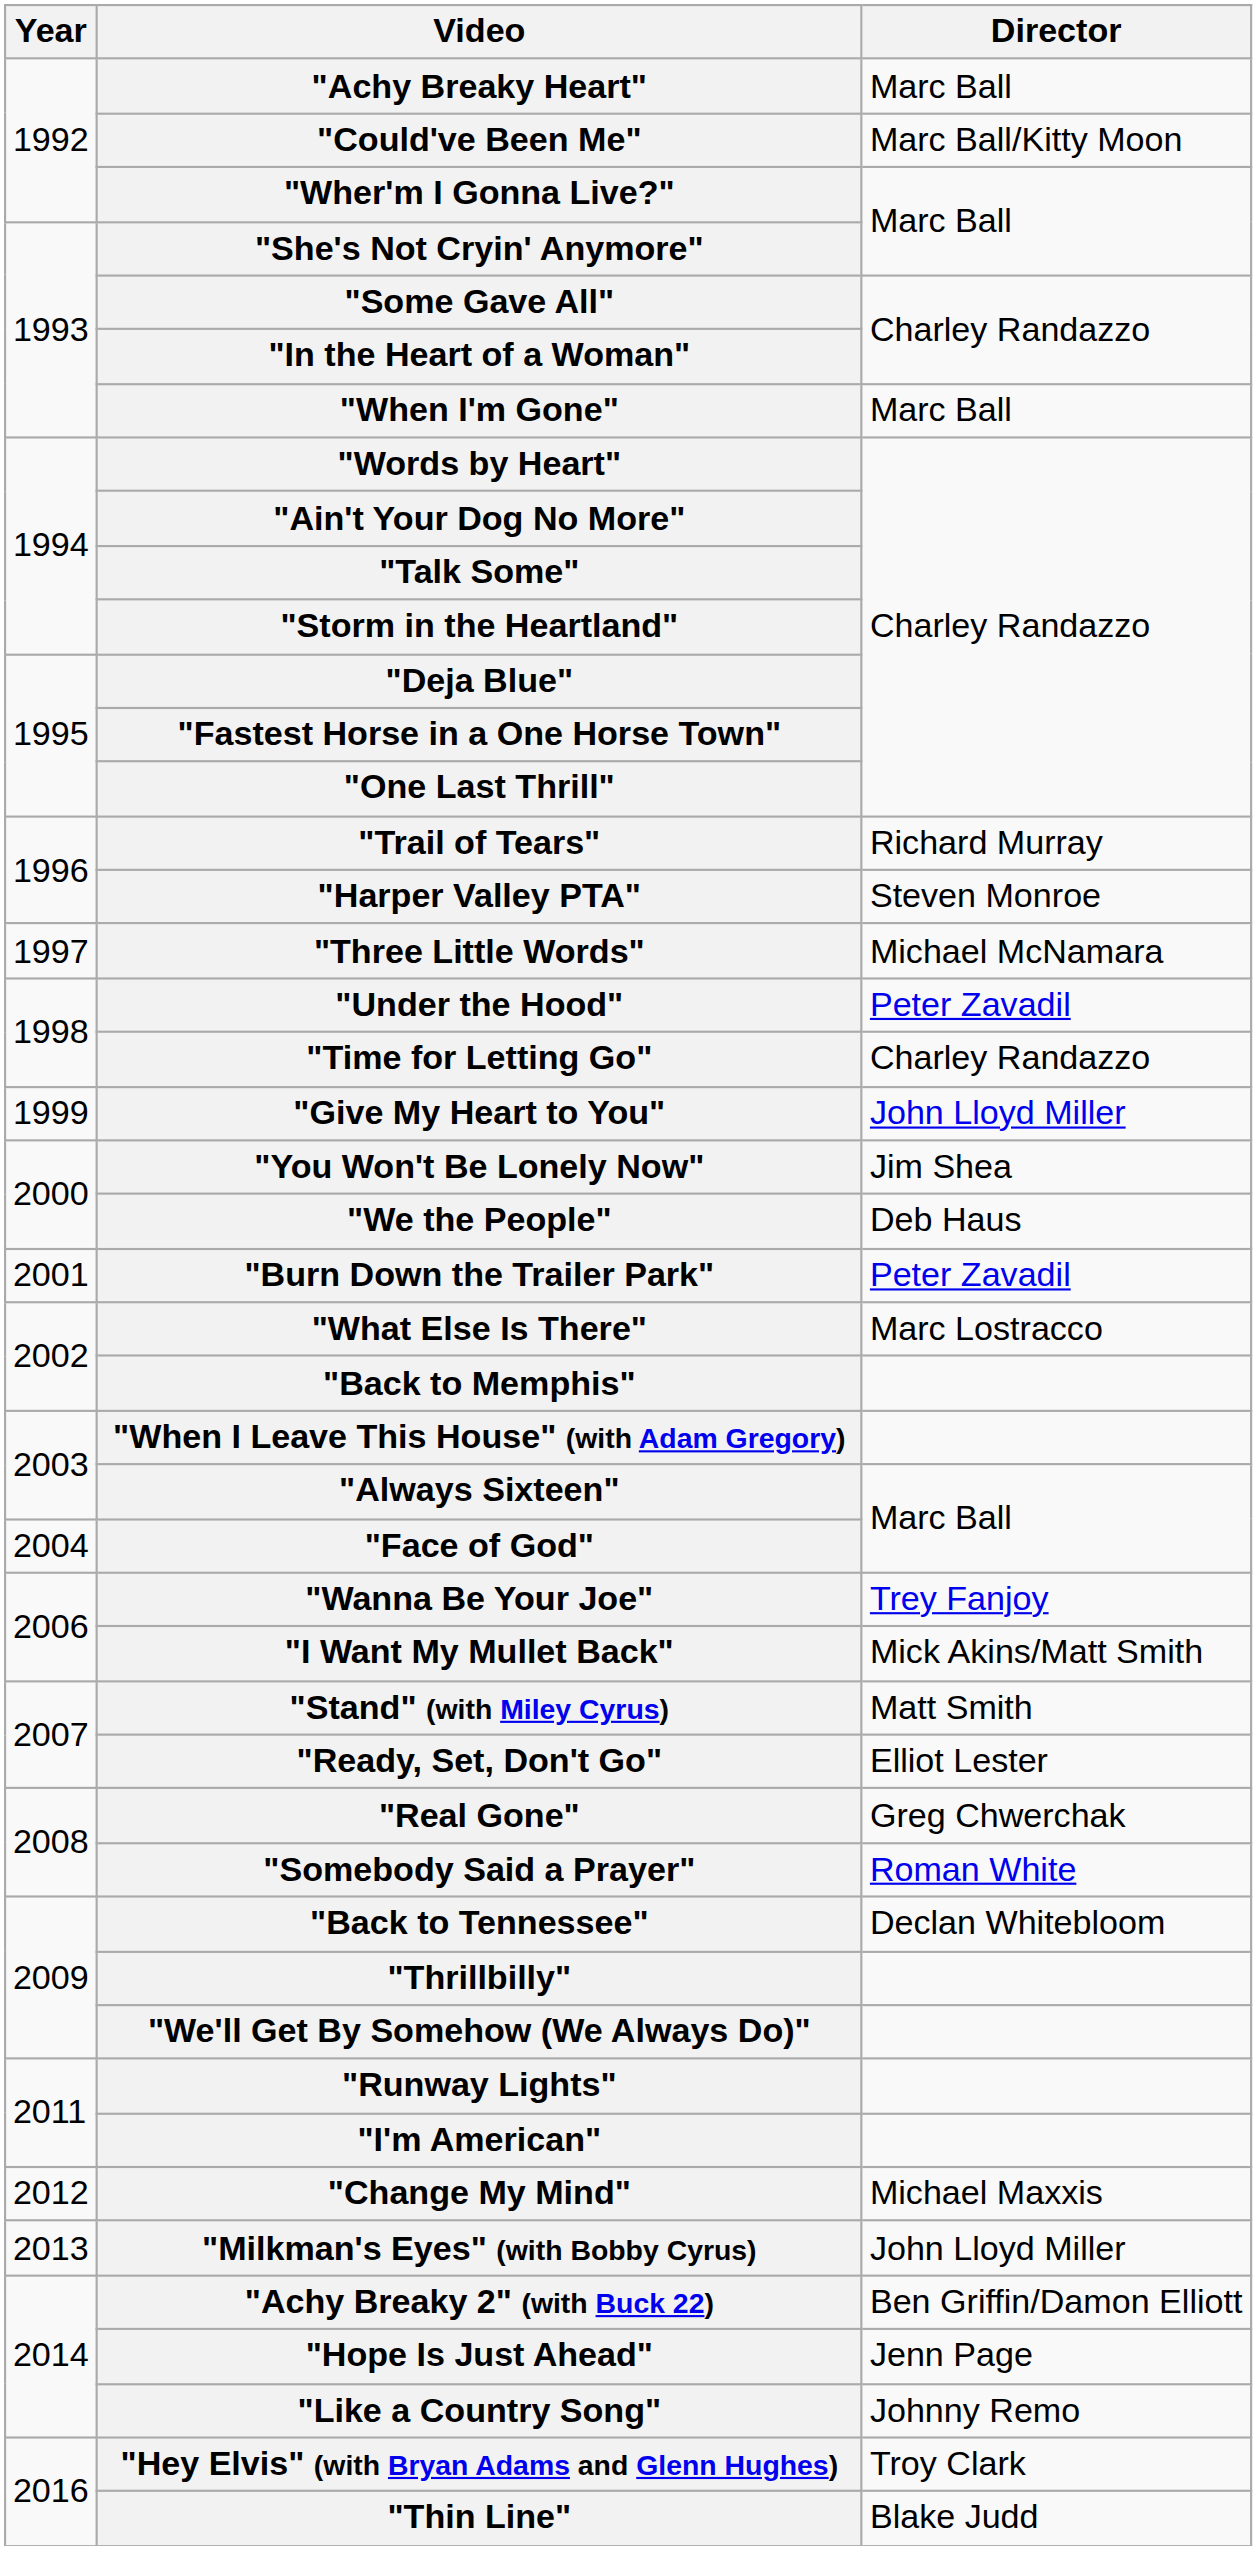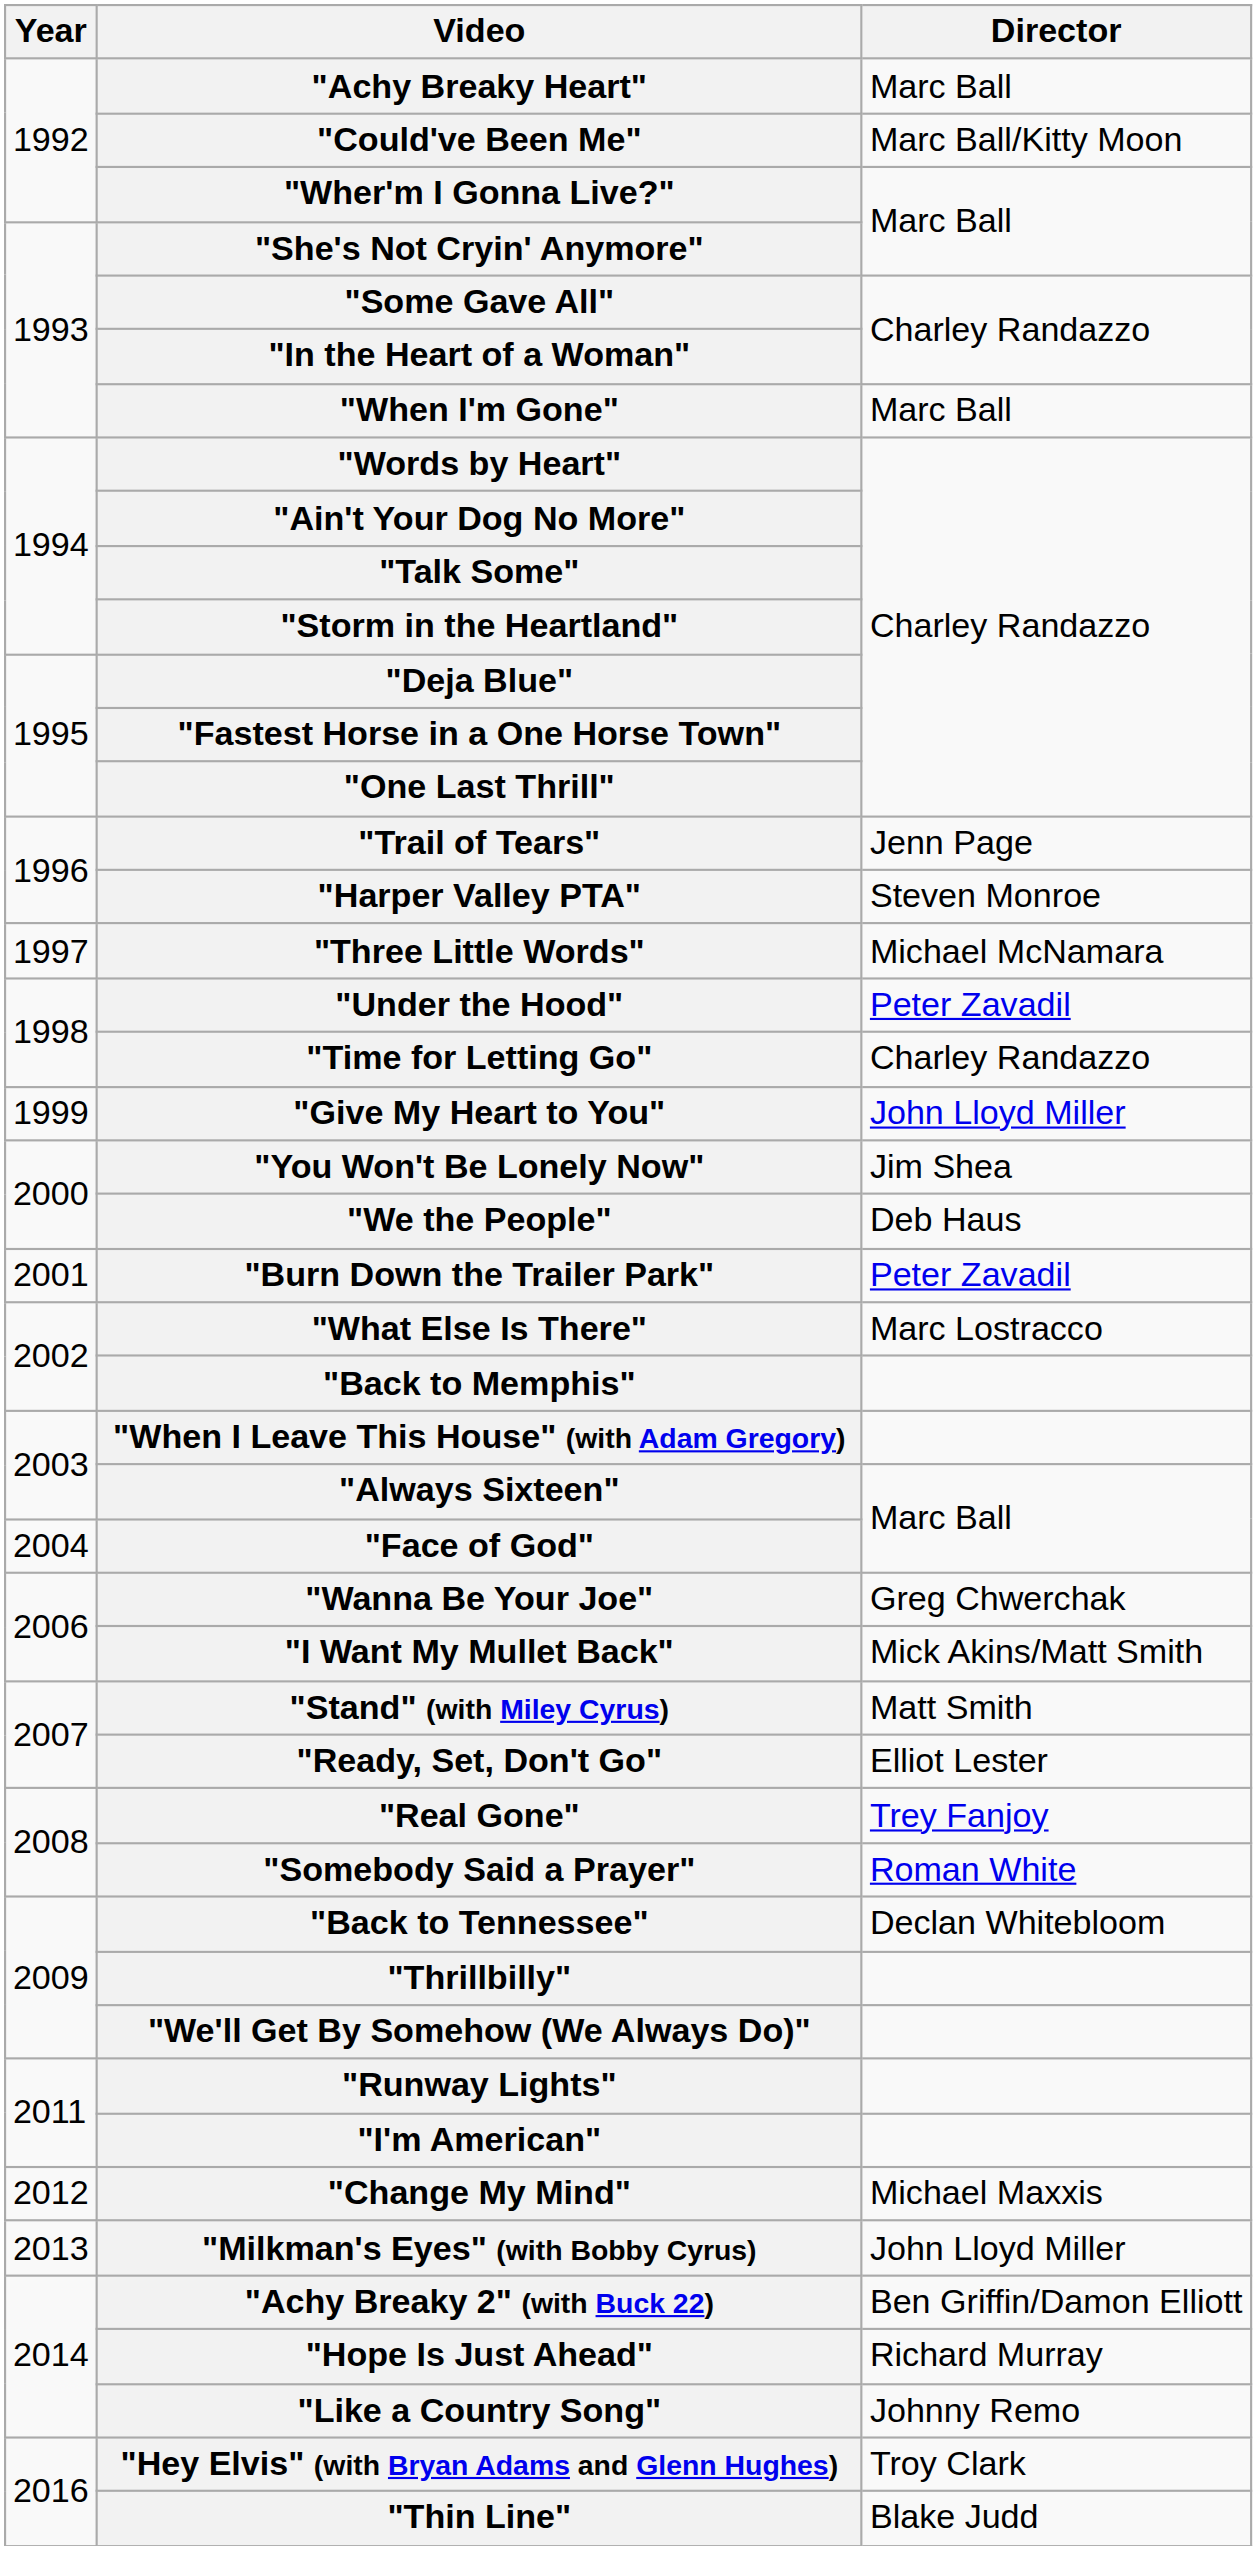(986, 842) Richard Murray -> (951, 842) Jenn Page
(959, 1598) Trey Fanjoy -> (998, 1598) Greg Chwerchak
(998, 1815) Greg Chwerchak -> (959, 1815) Trey Fanjoy
(951, 2355) Jenn Page -> (986, 2355) Richard Murray
